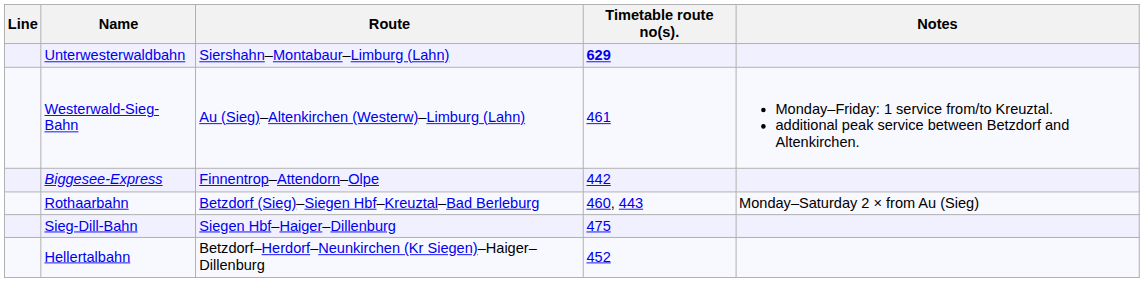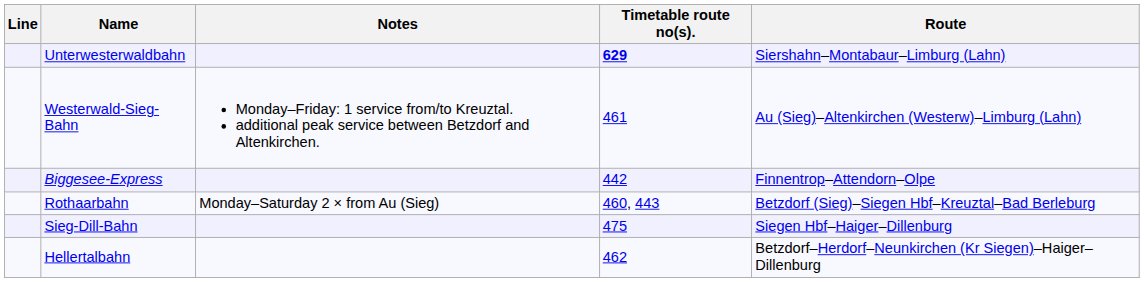columns swapped: (389, 24) <-> (937, 24)
(599, 257) 452 -> (615, 257) 462
